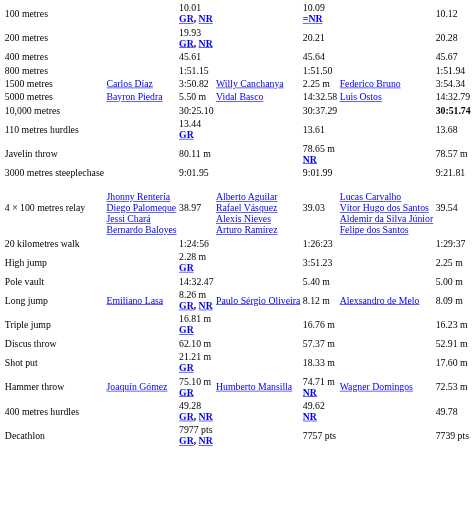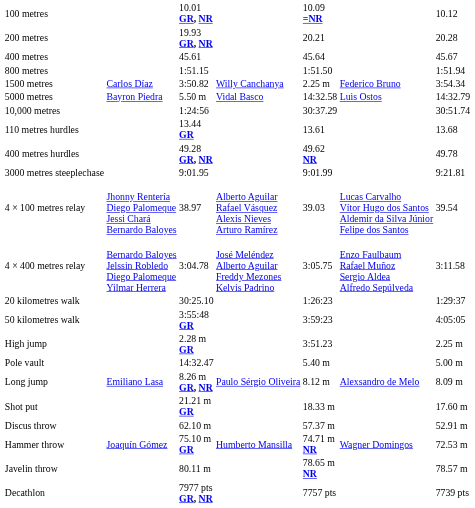(196, 110) 30:25.10 -> (194, 110) 1:24:56
(453, 110) bold -> (453, 110) normal
rows swapped: (42, 411) <-> (31, 154)
+ row: (45, 265)
(194, 243) 1:24:56 -> (196, 301) 30:25.10
+ row: (42, 320)
- row: (28, 325)
rows swapped: (21, 362) <-> (31, 344)
